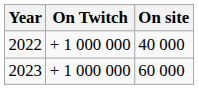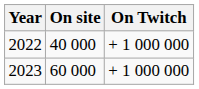columns swapped: (164, 17) <-> (90, 17)
